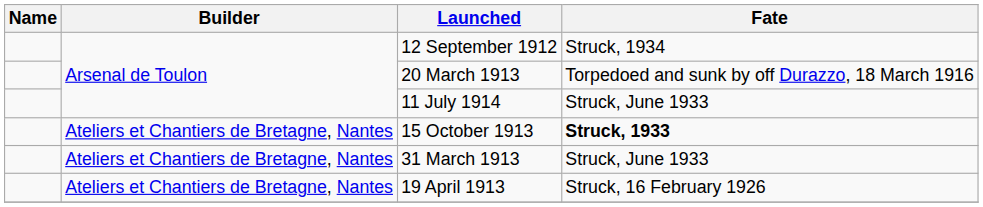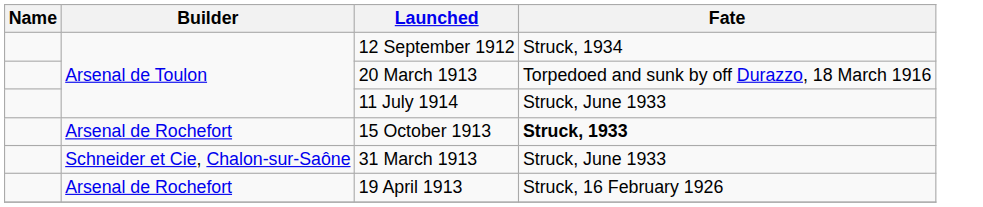(229, 131) Ateliers et Chantiers de Bretagne, Nantes -> (149, 131) Arsenal de Rochefort
(229, 159) Ateliers et Chantiers de Bretagne, Nantes -> (208, 159) Schneider et Cie, Chalon-sur-Saône
(229, 187) Ateliers et Chantiers de Bretagne, Nantes -> (149, 187) Arsenal de Rochefort
